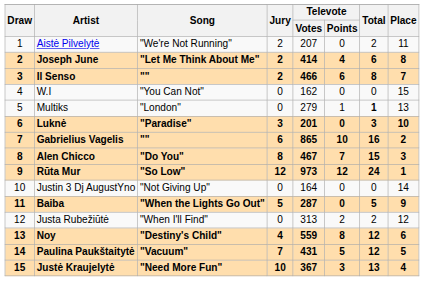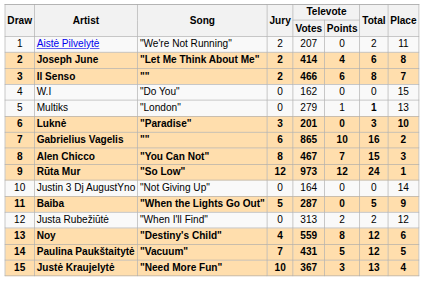(172, 92) "You Can Not" -> (160, 92) "Do You"
(162, 156) "Do You" -> (175, 156) "You Can Not"
